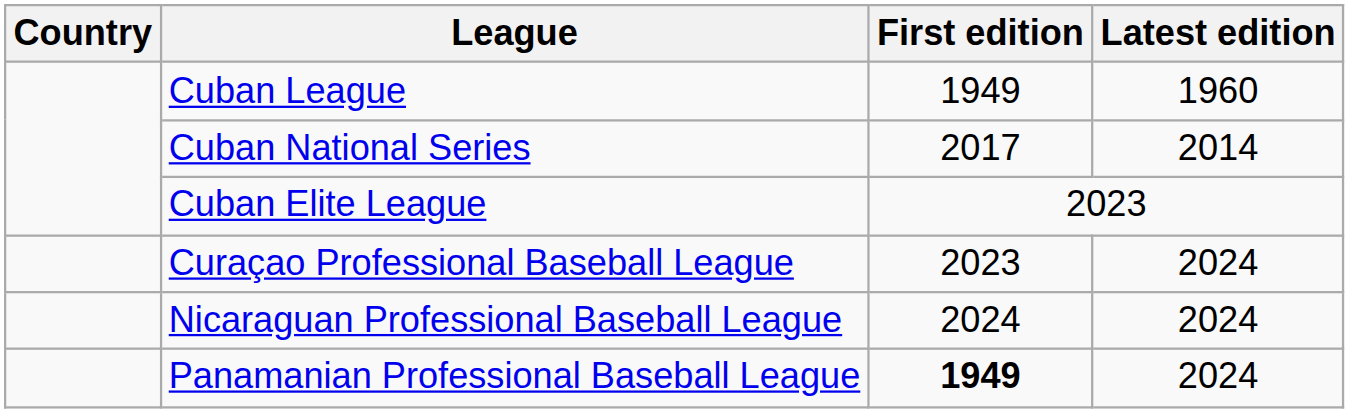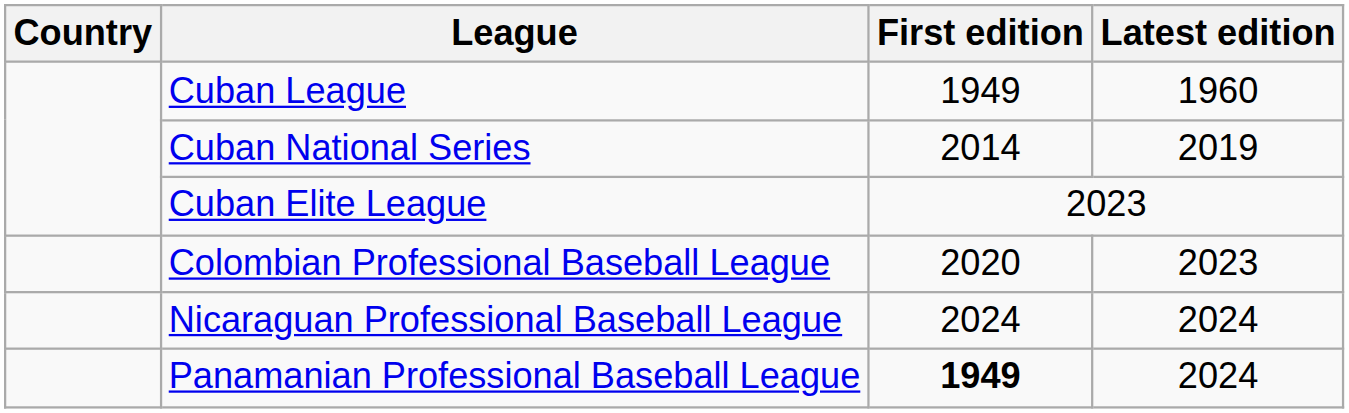(980, 147) 2017 -> (980, 147) 2014
(1218, 147) 2014 -> (1218, 147) 2019
- row: (481, 262)
+ row: (499, 262)
